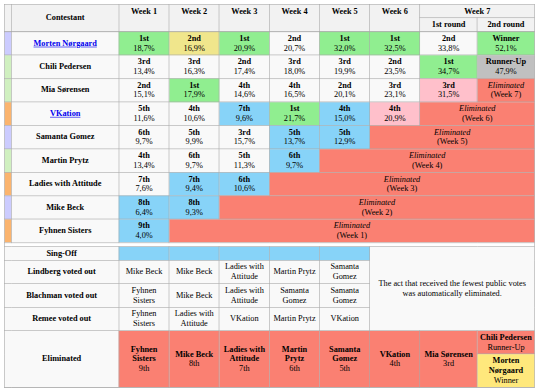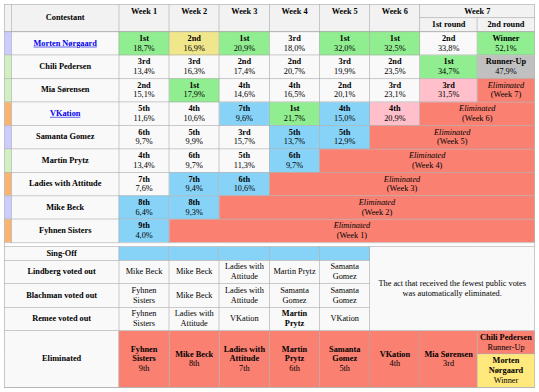(295, 43) 2nd 20,7% -> (295, 43) 3rd 18,0%
(295, 66) 3rd 18,0% -> (295, 66) 2nd 20,7%
(295, 318) normal -> (295, 318) bold
